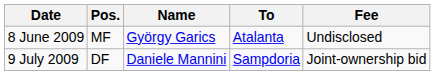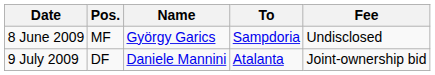(258, 37) Atalanta -> (266, 37) Sampdoria
(266, 59) Sampdoria -> (258, 59) Atalanta
